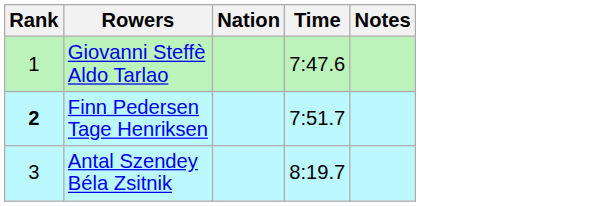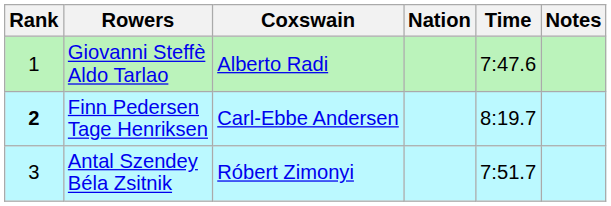+ column: (308, 20)
(317, 118) 7:51.7 -> (508, 118) 8:19.7
(317, 173) 8:19.7 -> (508, 173) 7:51.7
